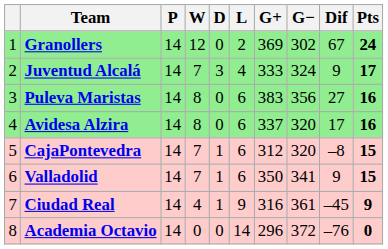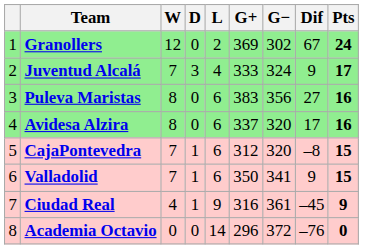- column: (173, 17)
